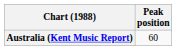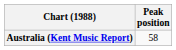(153, 38) 60 -> (153, 38) 58
